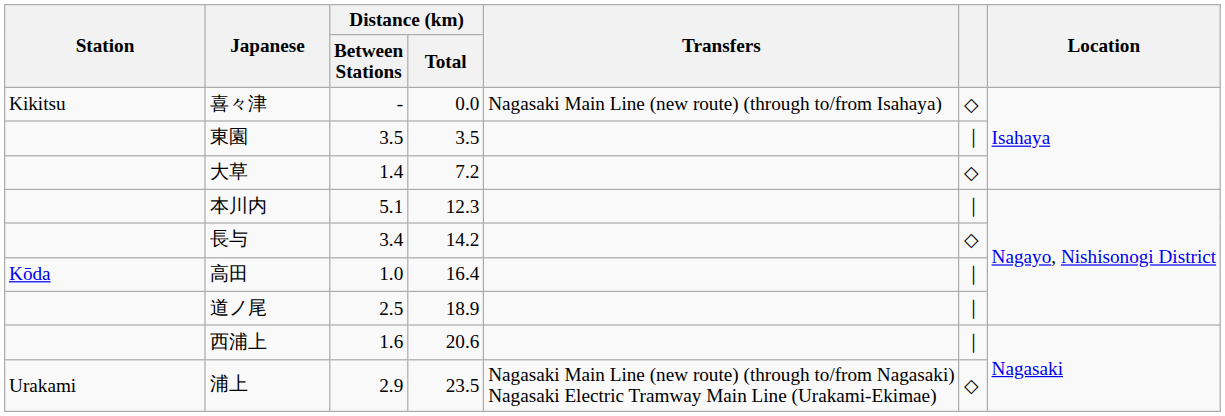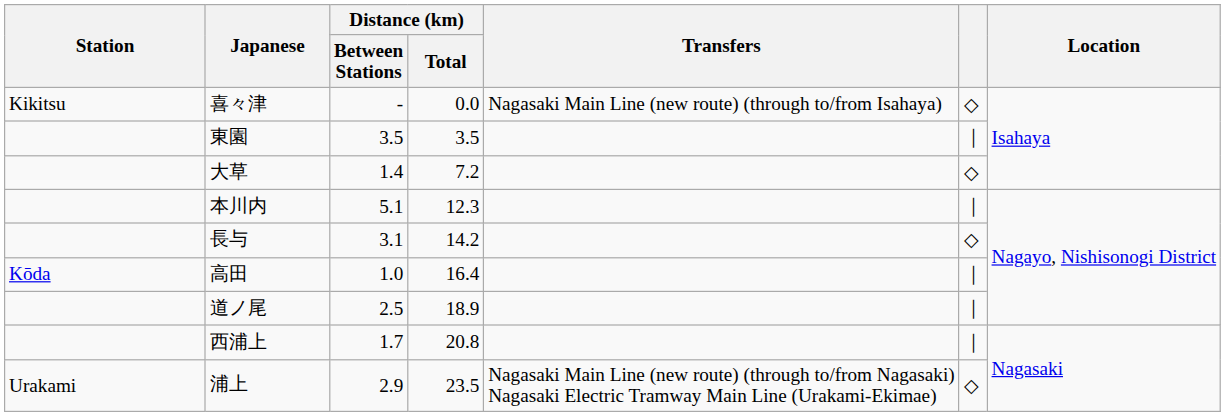(391, 240) 3.4 -> (391, 240) 3.1
(391, 342) 1.6 -> (391, 342) 1.7
(462, 342) 20.6 -> (462, 342) 20.8
